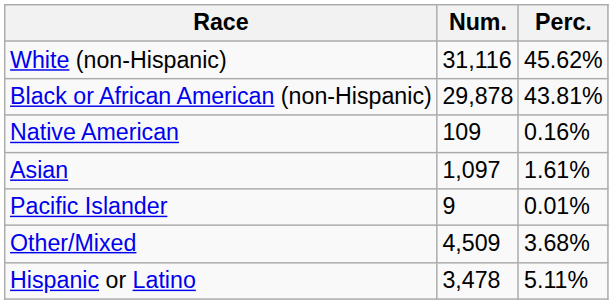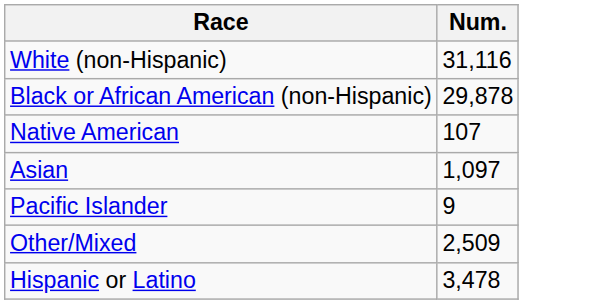- column: (563, 22)
(462, 133) 109 -> (462, 133) 107
(471, 243) 4,509 -> (471, 243) 2,509
